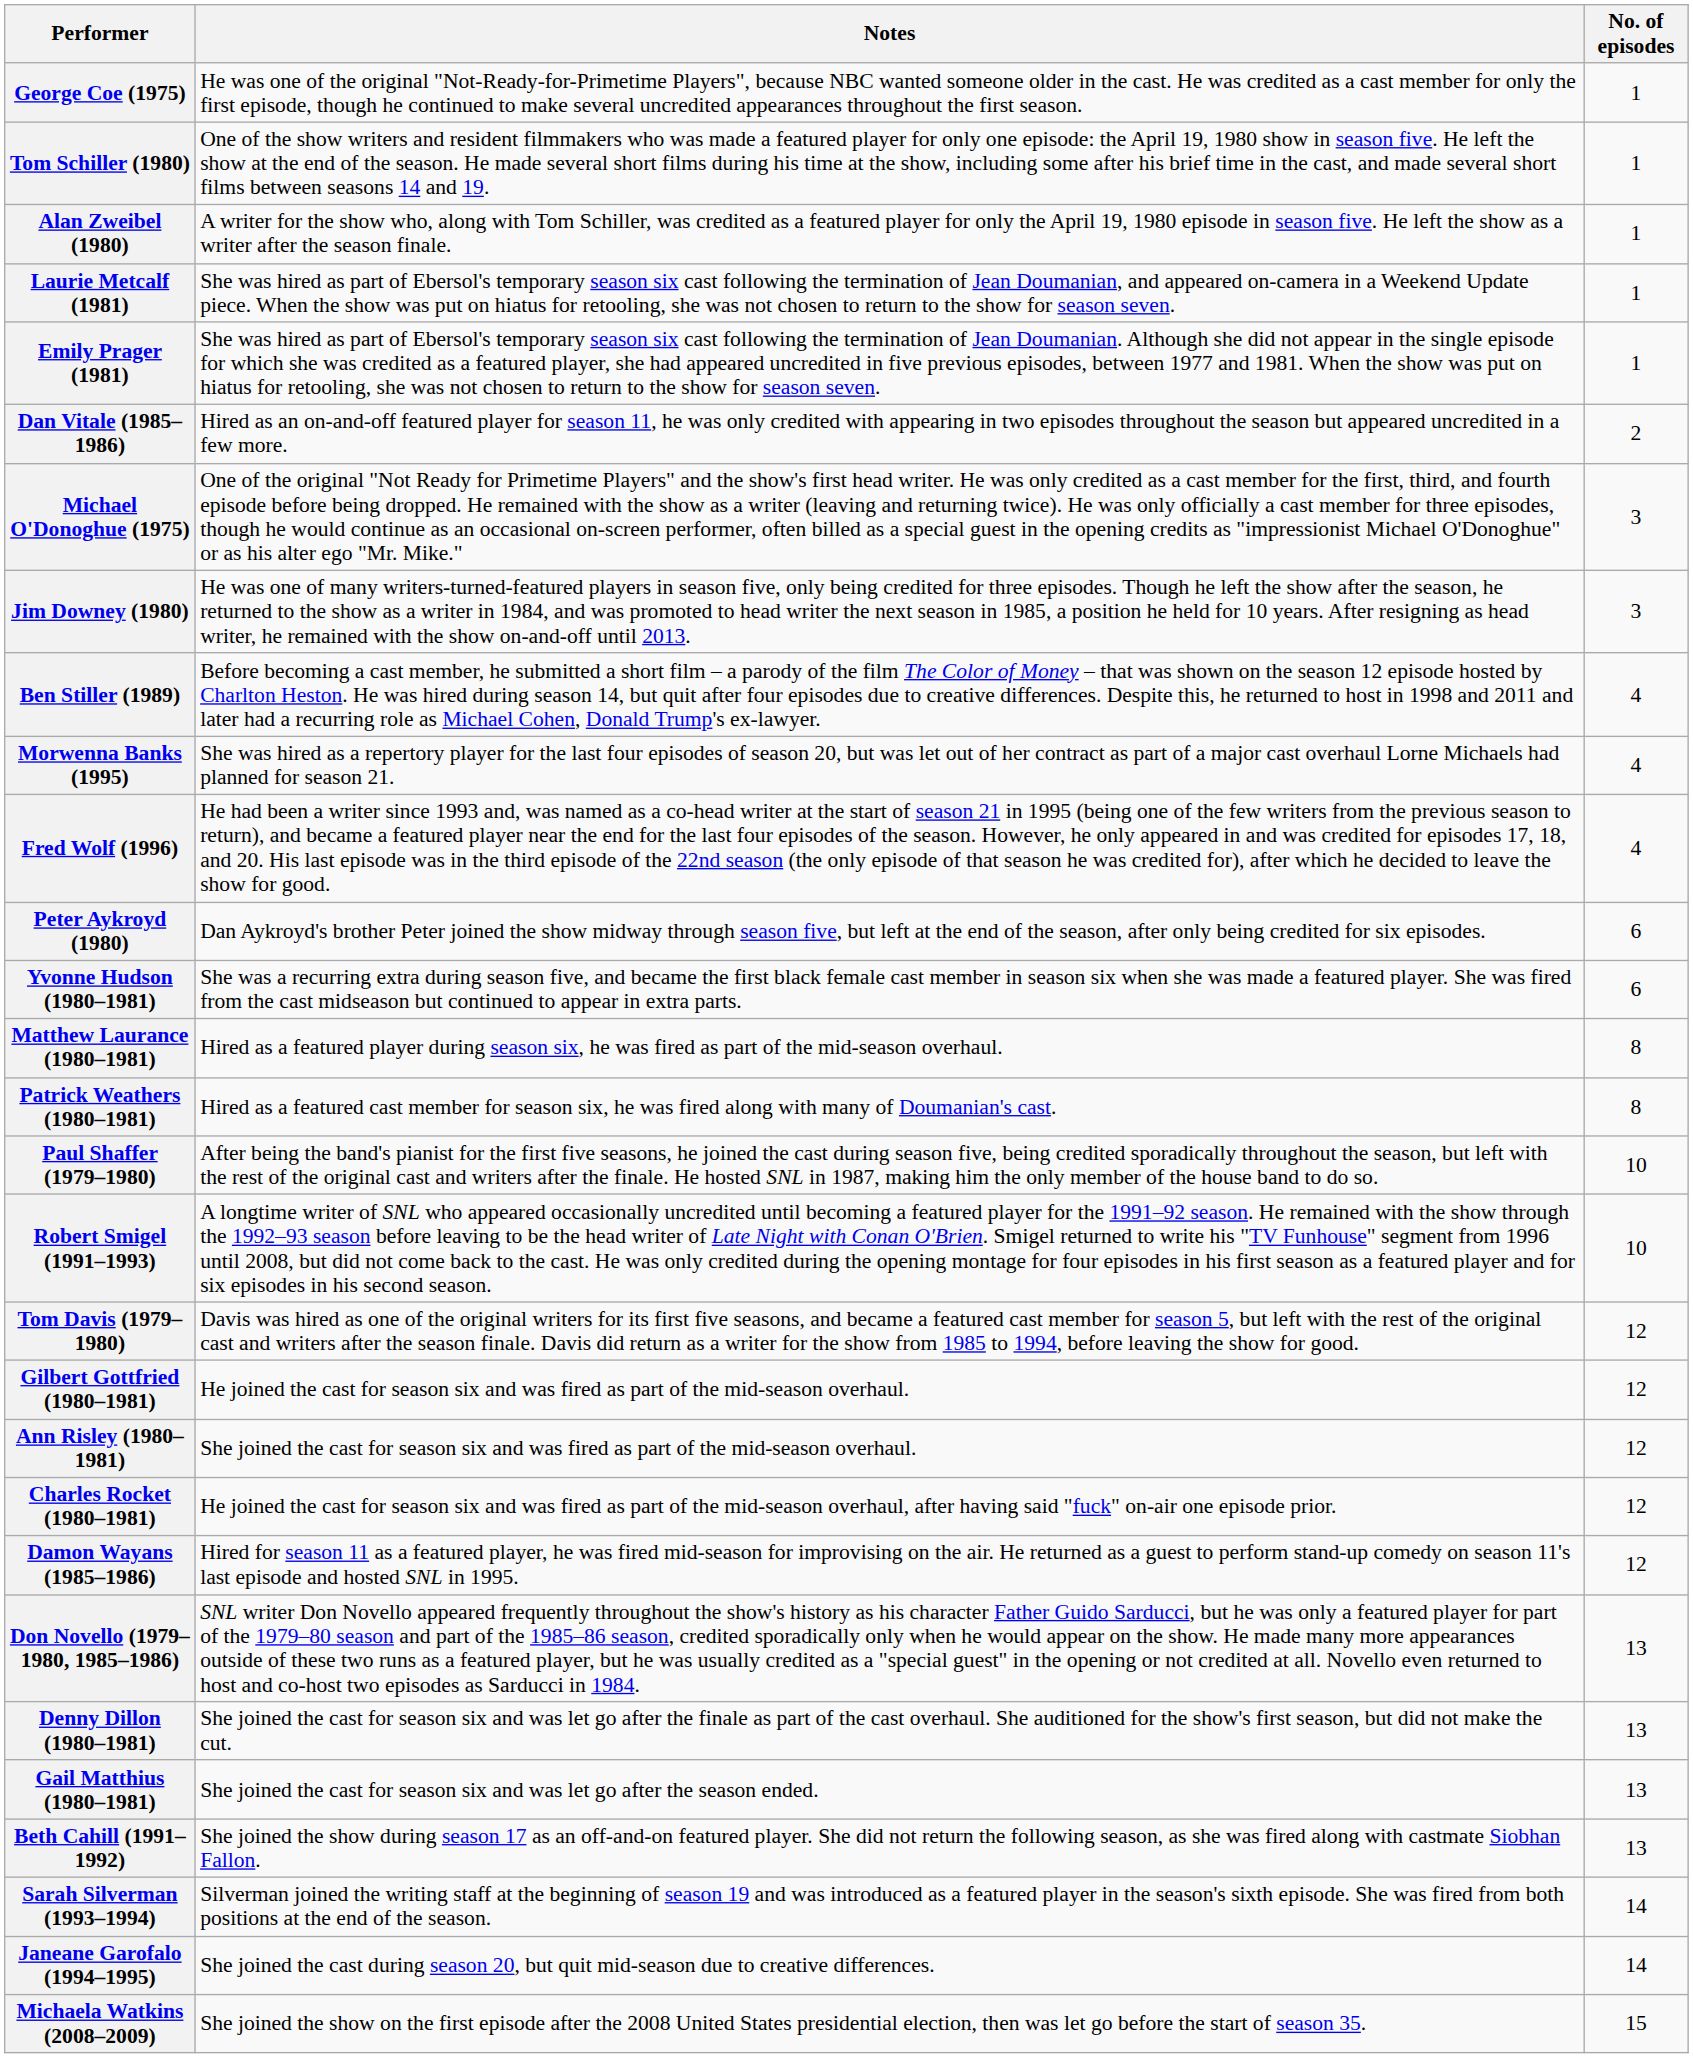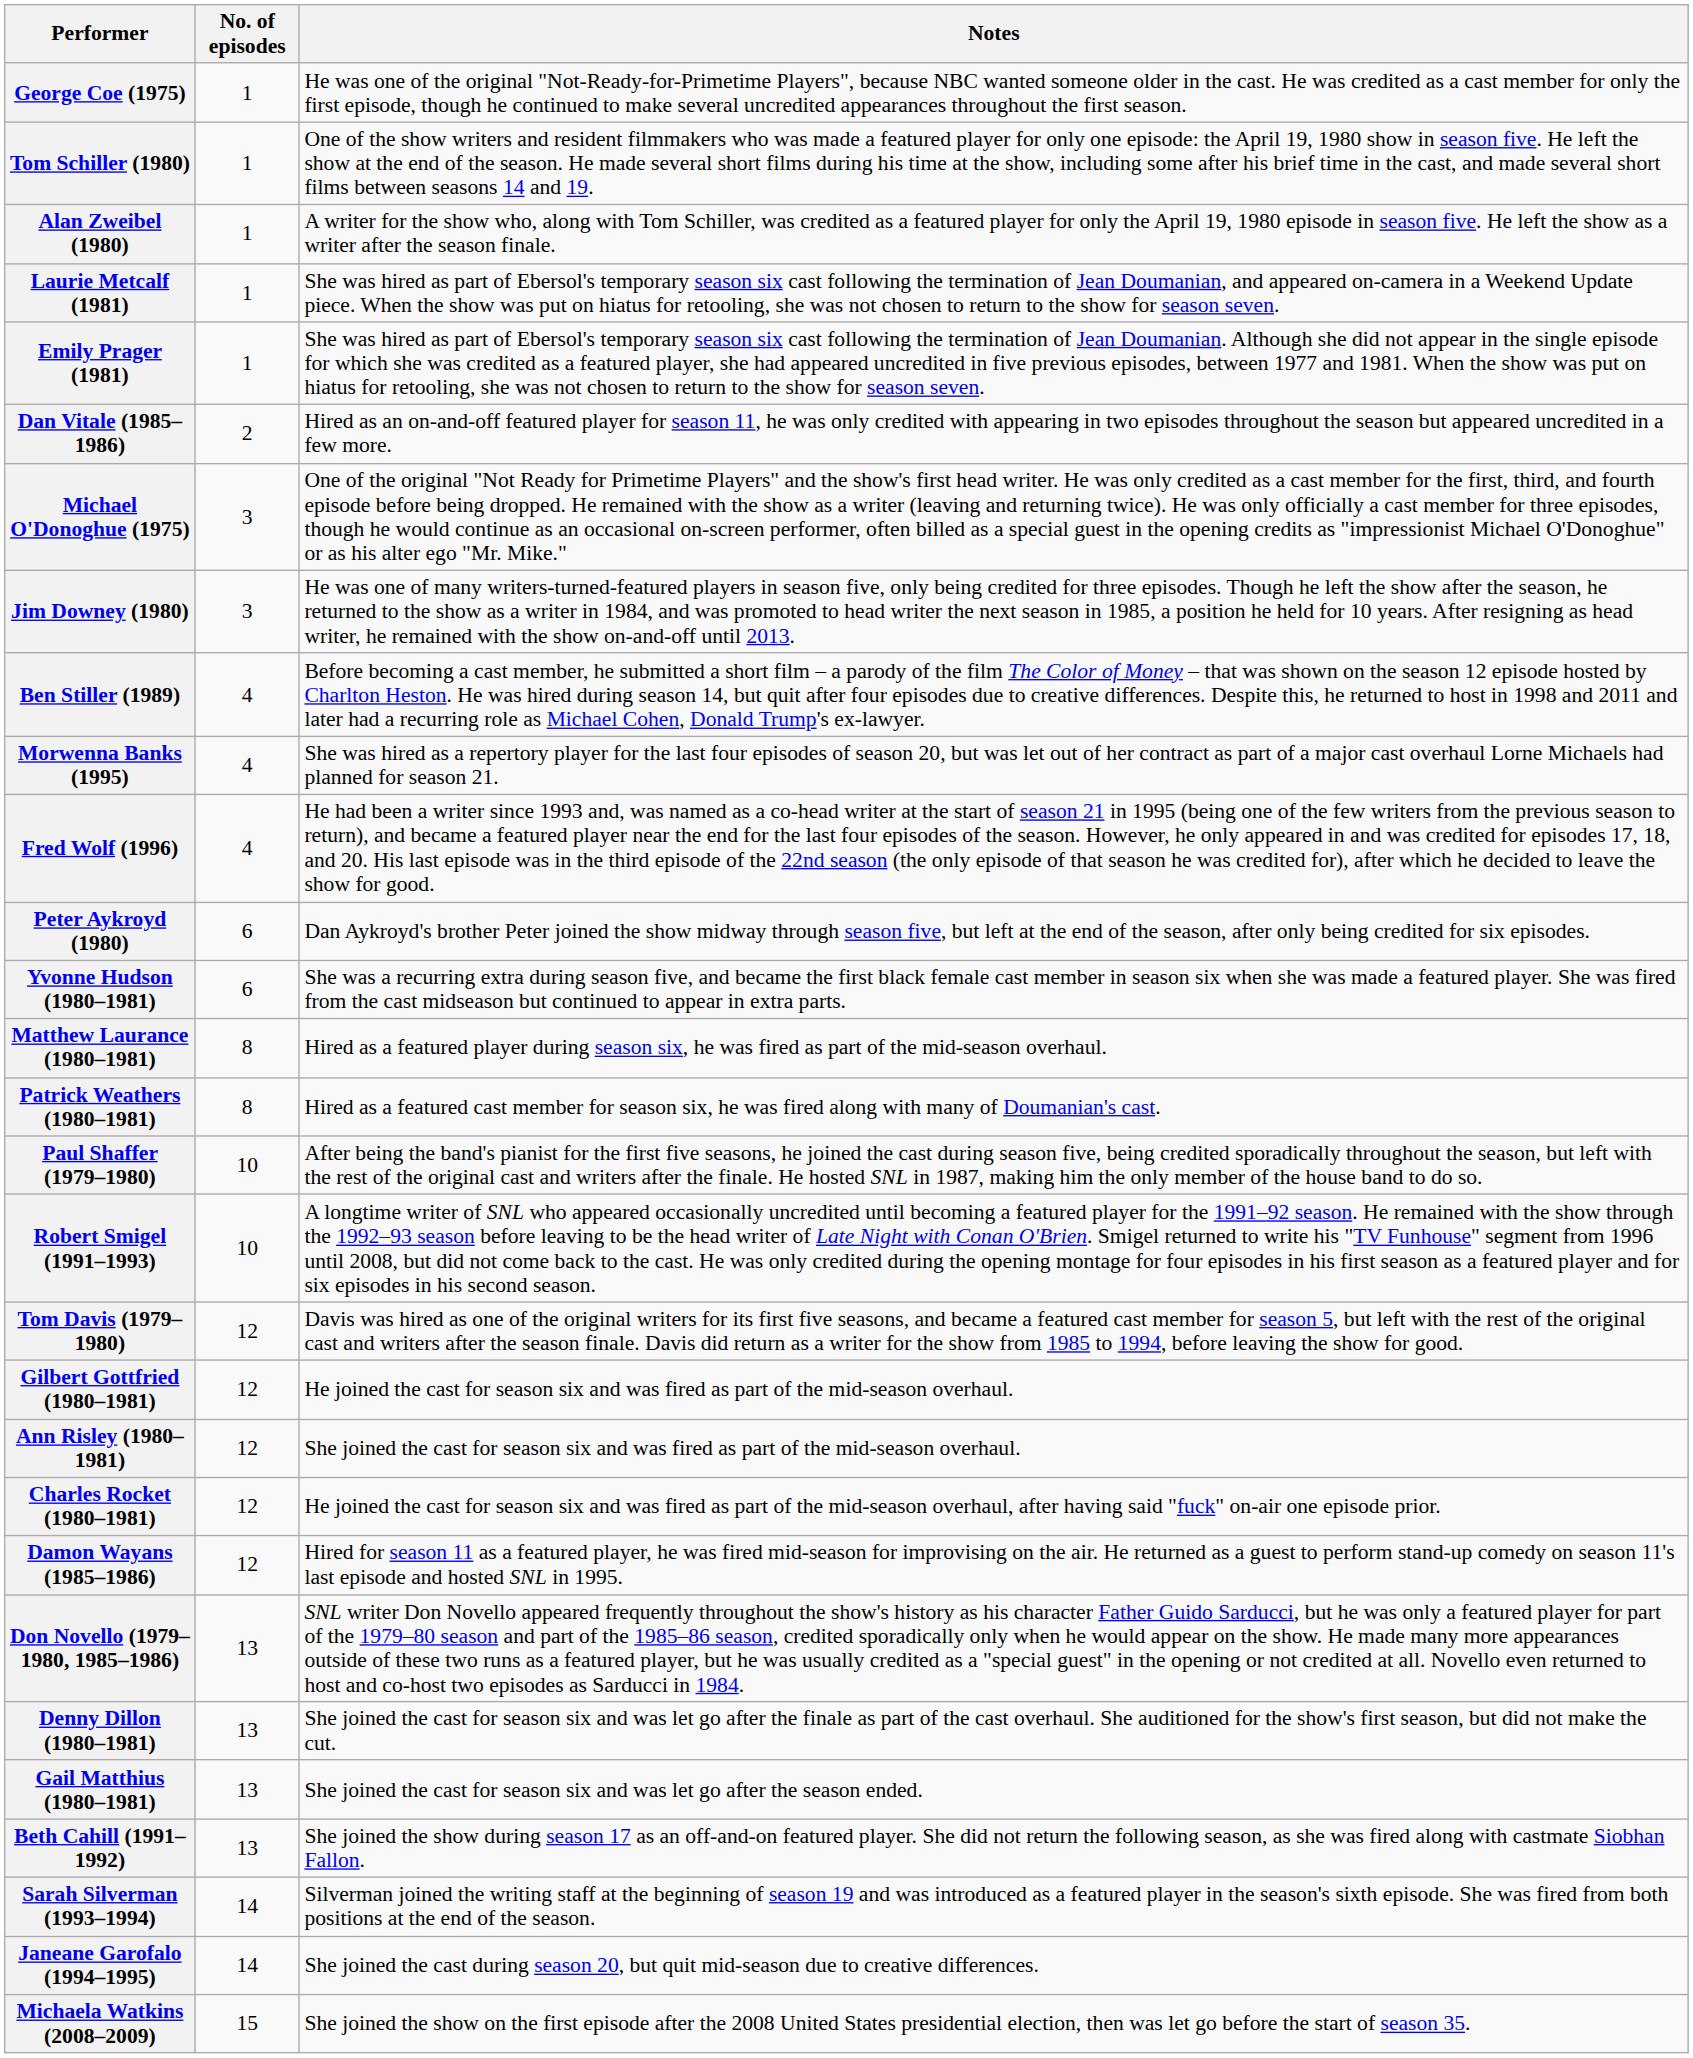columns swapped: (1636, 33) <-> (889, 33)
